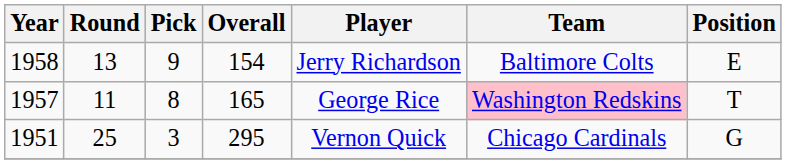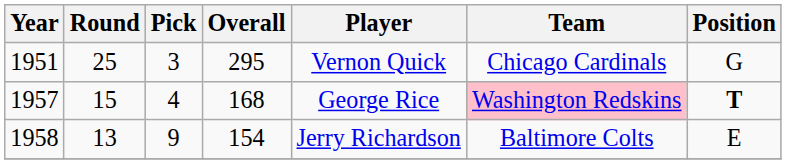rows swapped: (34, 138) <-> (34, 61)
(105, 100) 11 -> (105, 100) 15
(174, 100) 8 -> (174, 100) 4
(246, 100) 165 -> (246, 100) 168
(734, 100) normal -> (734, 100) bold
